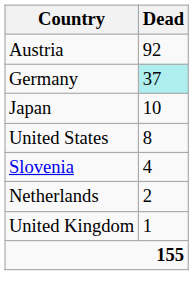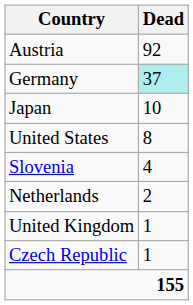+ row: (68, 255)
